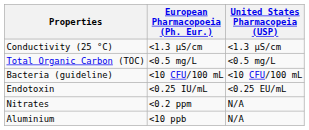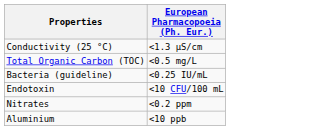- column: (265, 22)
(186, 75) <10 CFU/100 mL -> (178, 75) <0.25 IU/mL
(178, 90) <0.25 IU/mL -> (186, 90) <10 CFU/100 mL
